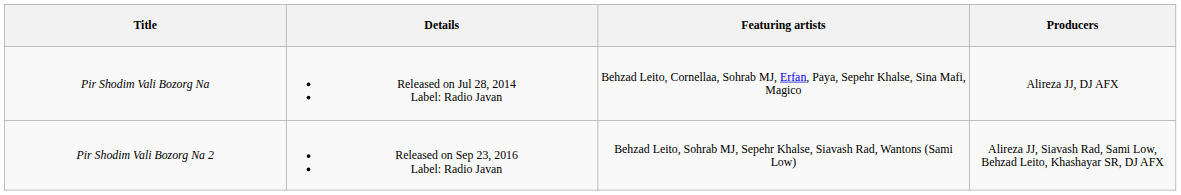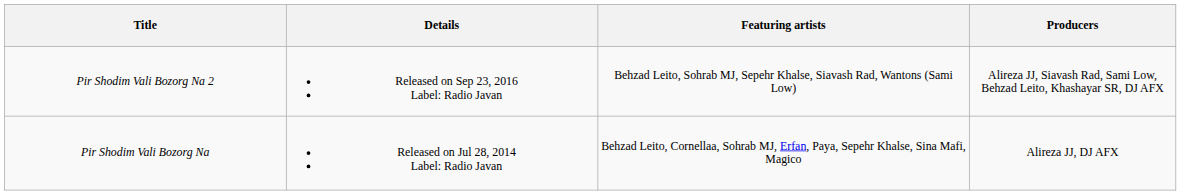rows swapped: (145, 83) <-> (145, 155)
